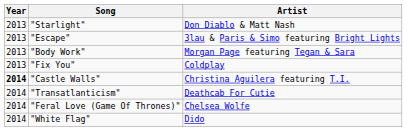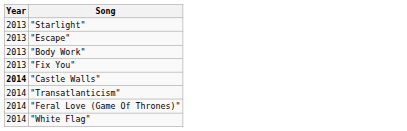- column: (292, 11)
